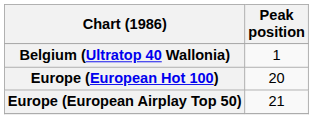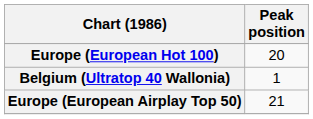rows swapped: (125, 55) <-> (125, 78)
